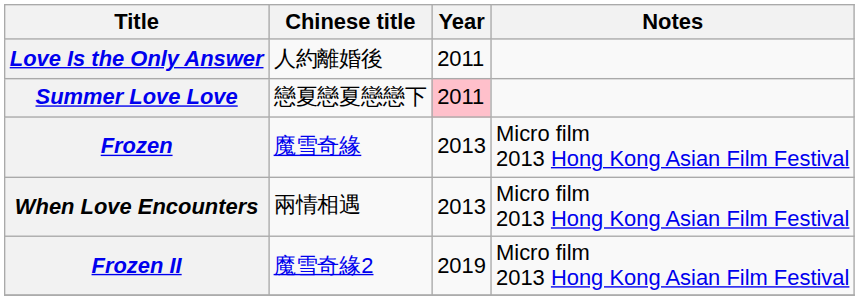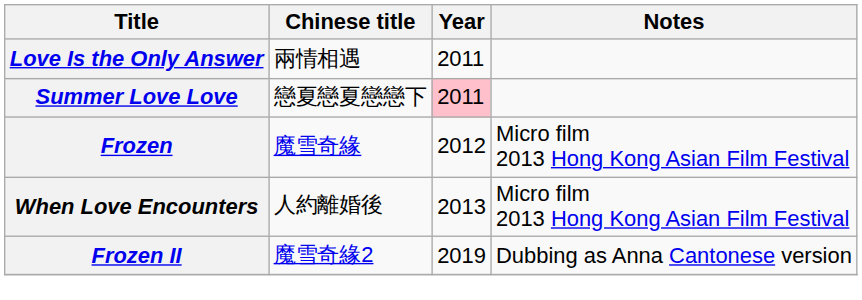(328, 58) 人約離婚後 -> (317, 58) 兩情相遇
(462, 146) 2013 -> (462, 146) 2012
(317, 205) 兩情相遇 -> (328, 205) 人約離婚後
(673, 265) Micro film 2013 Hong Kong Asian Film Festival -> (674, 255) Dubbing as Anna Cantonese version
